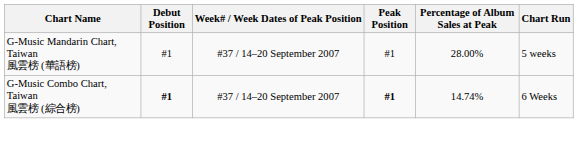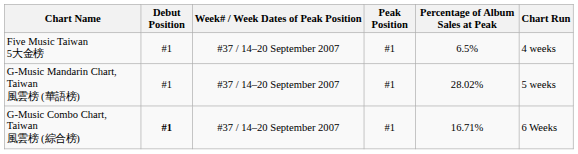+ row: (47, 47)
(467, 54) 28.00% -> (467, 84) 28.02%
(390, 96) bold -> (390, 127) normal
(467, 96) 14.74% -> (467, 127) 16.71%
